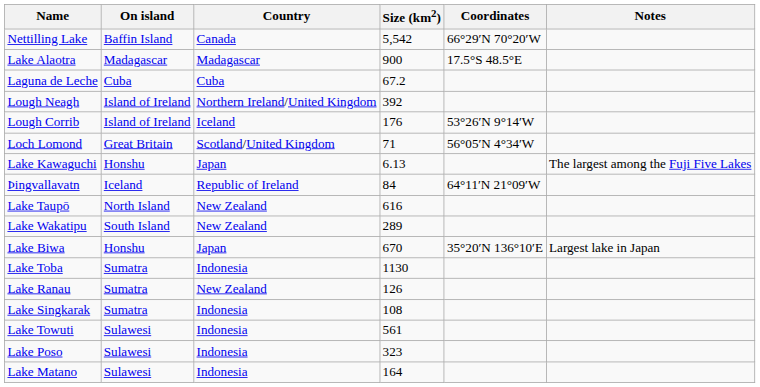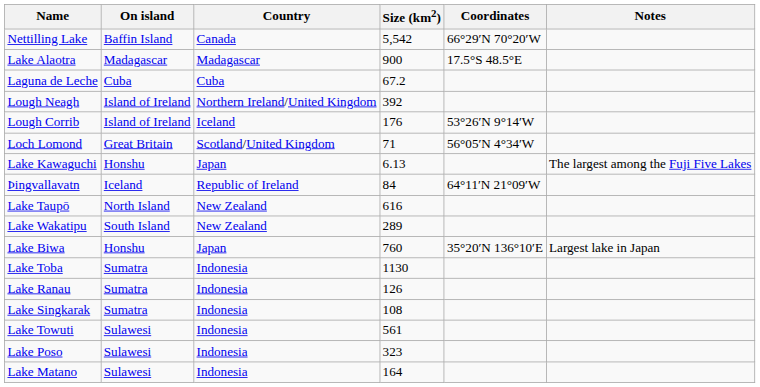(392, 247) 670 -> (392, 247) 760
(232, 288) New Zealand -> (222, 288) Indonesia
